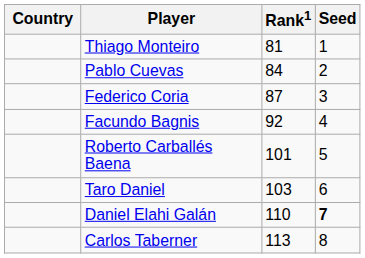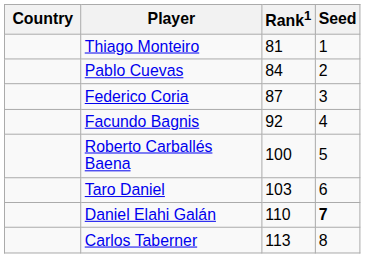(279, 155) 101 -> (279, 155) 100
